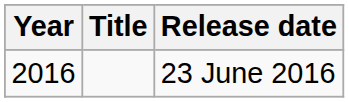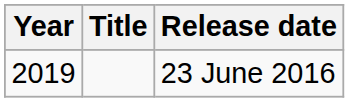(44, 73) 2016 -> (44, 73) 2019
